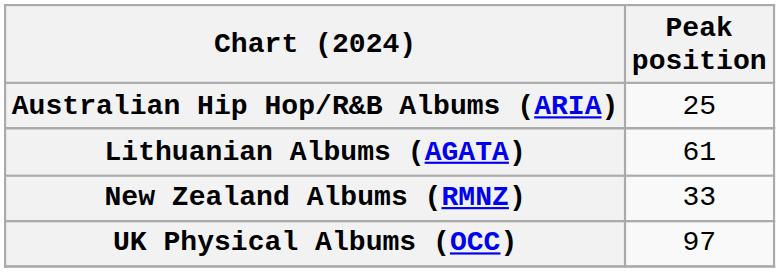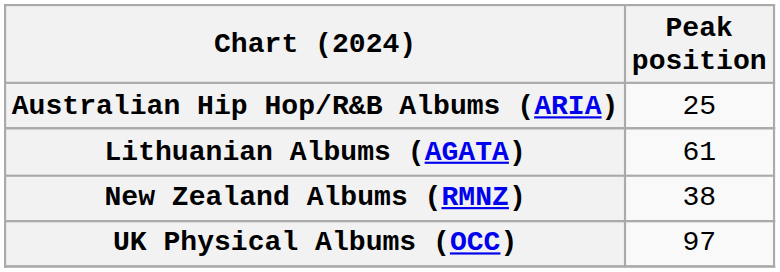(699, 198) 33 -> (699, 198) 38
